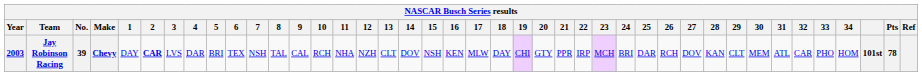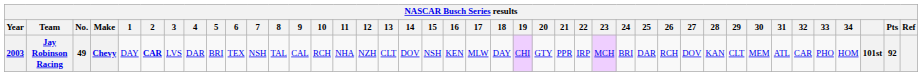(82, 53) 39 -> (82, 53) 49
(892, 53) 78 -> (892, 53) 92
